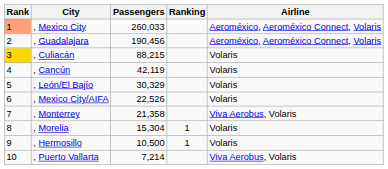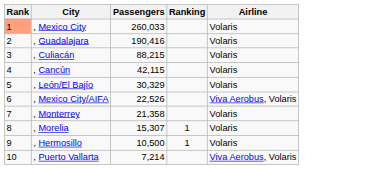(295, 27) Aeroméxico, Aeroméxico Connect, Volaris -> (223, 27) Volaris
(148, 41) 190,456 -> (148, 41) 190,416
(295, 41) Aeroméxico, Aeroméxico Connect, Volaris -> (223, 41) Volaris
(9, 56) gold background -> (9, 56) no background
(151, 70) 42,119 -> (151, 70) 42,115
(223, 99) Volaris -> (253, 99) Viva Aerobus, Volaris
(253, 114) Viva Aerobus, Volaris -> (223, 114) Volaris
(151, 128) 15,304 -> (151, 128) 15,307
